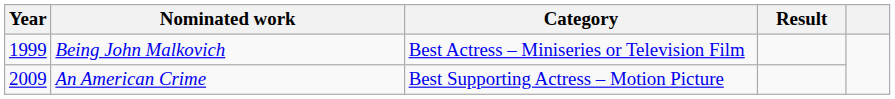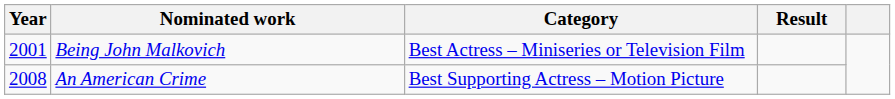(28, 49) 1999 -> (28, 49) 2001
(28, 79) 2009 -> (28, 79) 2008
